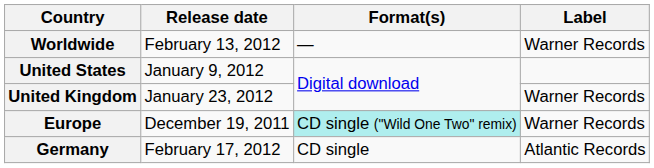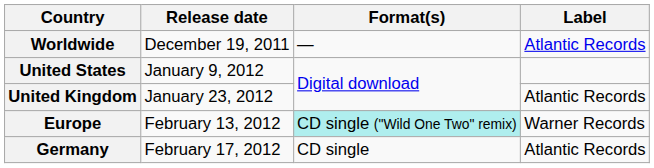(213, 44) February 13, 2012 -> (217, 44) December 19, 2011
(585, 44) Warner Records -> (585, 44) Atlantic Records
(585, 96) Warner Records -> (585, 96) Atlantic Records
(217, 123) December 19, 2011 -> (213, 123) February 13, 2012
